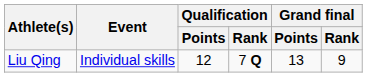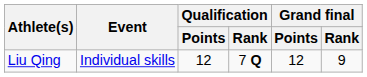(296, 60) 13 -> (296, 60) 12
